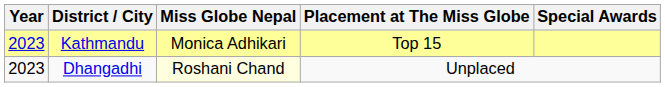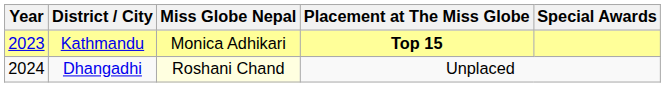(417, 43) normal -> (417, 43) bold
(26, 69) 2023 -> (26, 69) 2024
